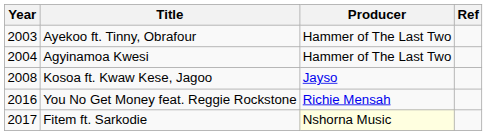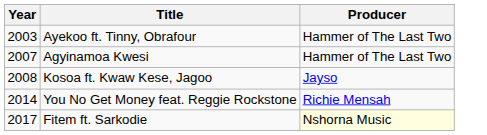- column: (468, 15)
(22, 57) 2004 -> (22, 57) 2007
(22, 99) 2016 -> (22, 99) 2014
